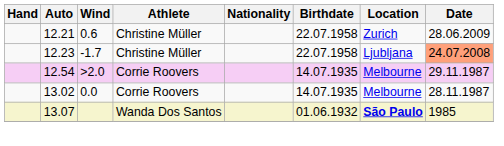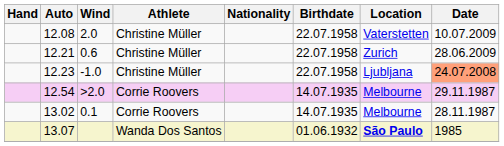+ row: (59, 33)
(91, 53) -1.7 -> (91, 72) -1.0
(89, 92) 0.0 -> (89, 111) 0.1
